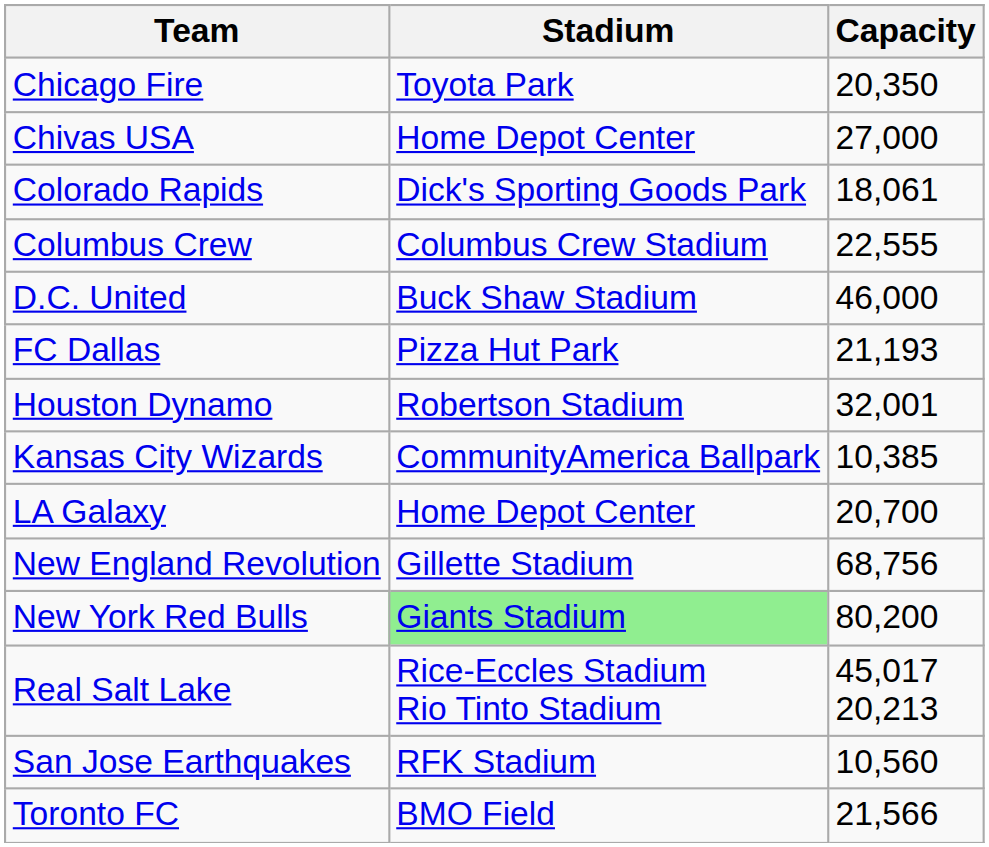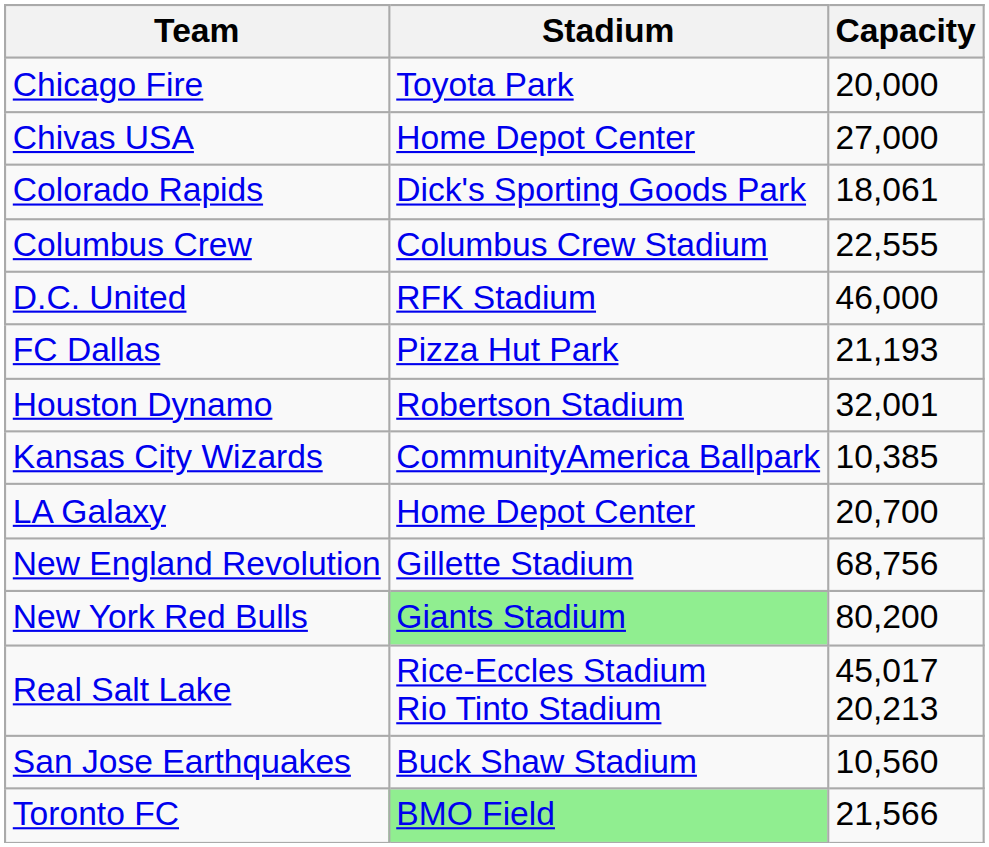(887, 84) 20,350 -> (887, 84) 20,000
(547, 297) Buck Shaw Stadium -> (496, 297) RFK Stadium
(496, 761) RFK Stadium -> (547, 761) Buck Shaw Stadium
(476, 814) no background -> (476, 814) lightgreen background
